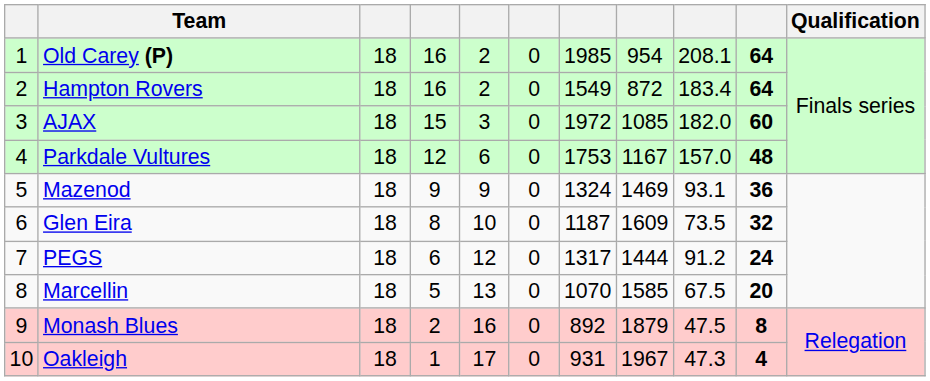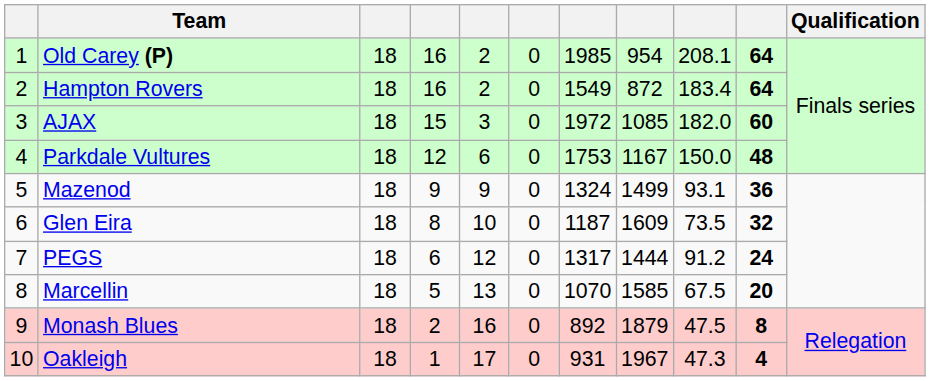(705, 156) 157.0 -> (705, 156) 150.0
(645, 190) 1469 -> (645, 190) 1499
